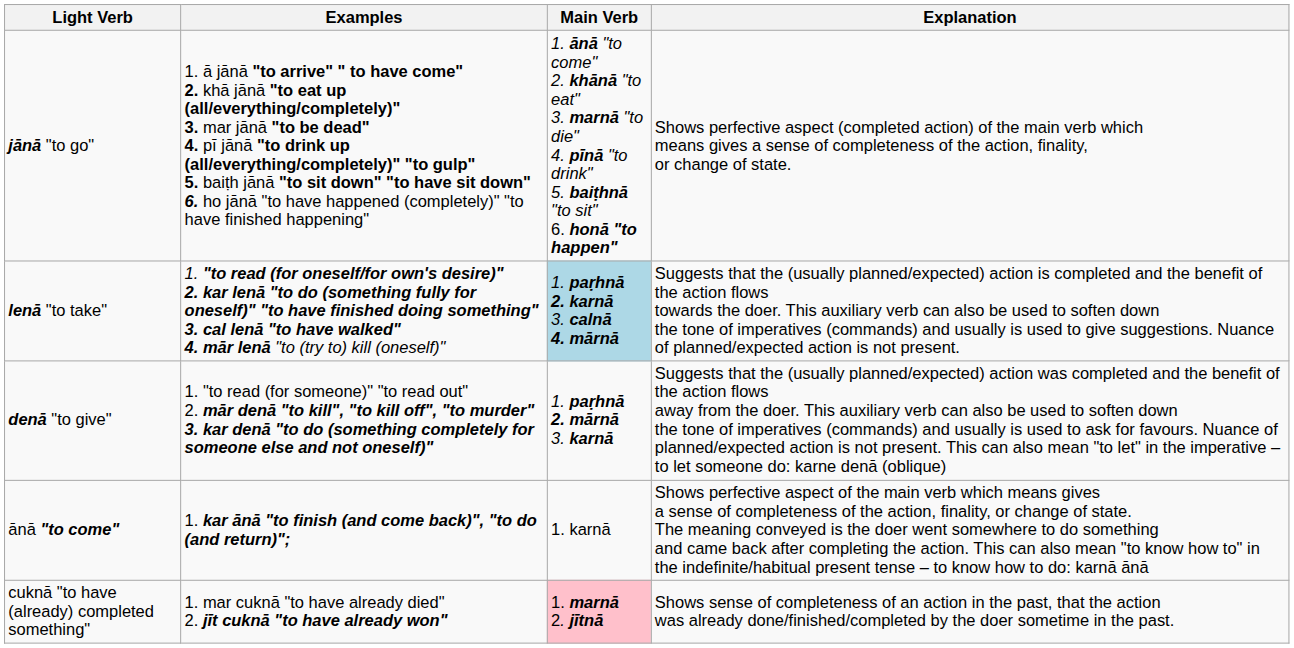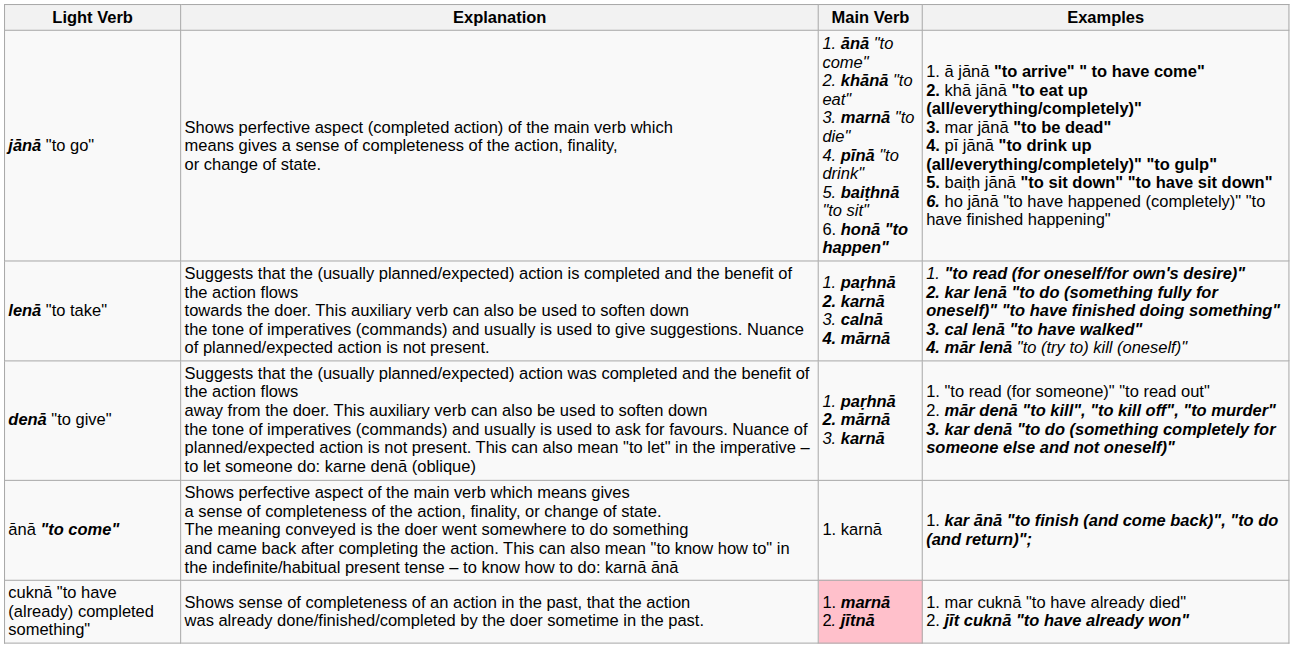columns swapped: (970, 17) <-> (364, 17)
(588, 310) lightblue background -> (859, 310) no background
